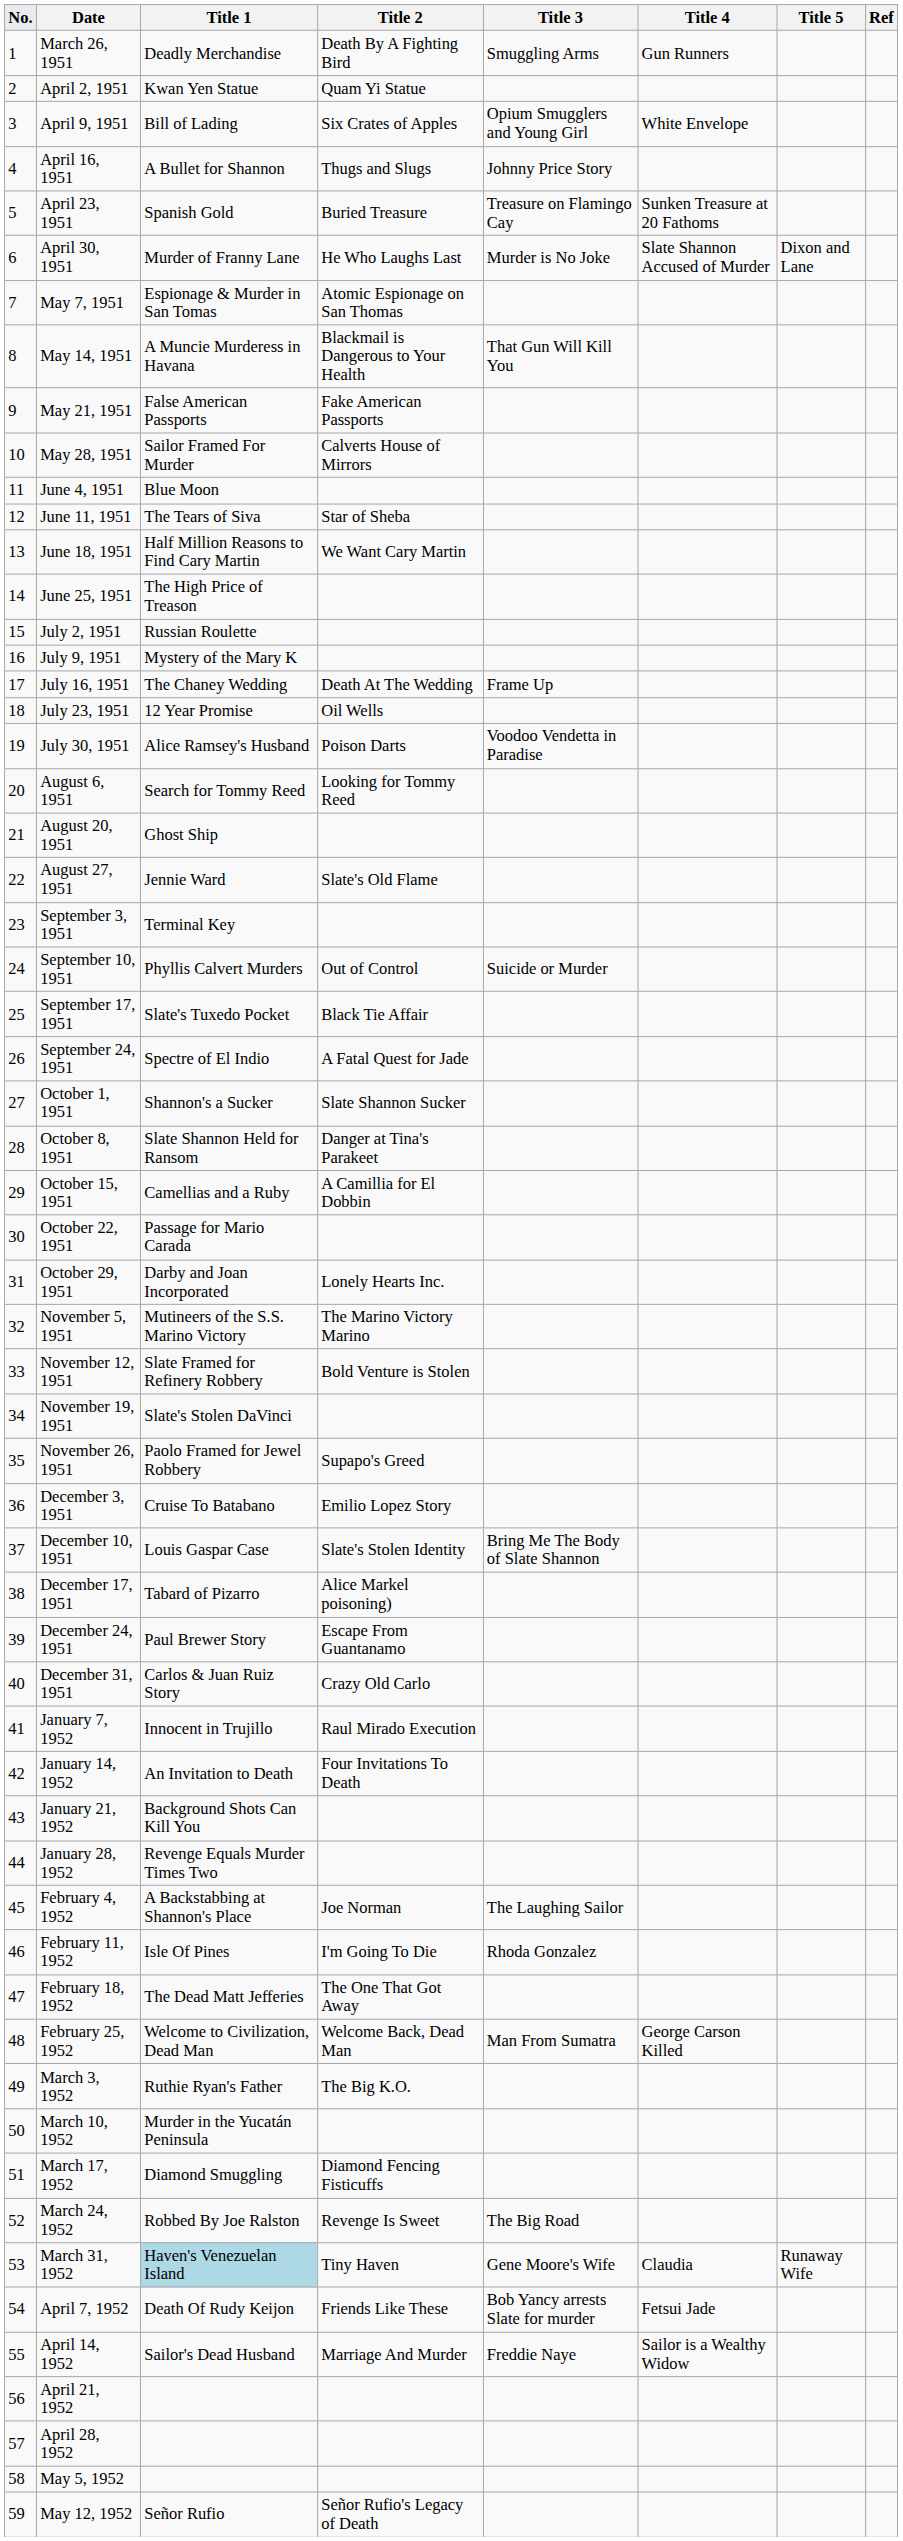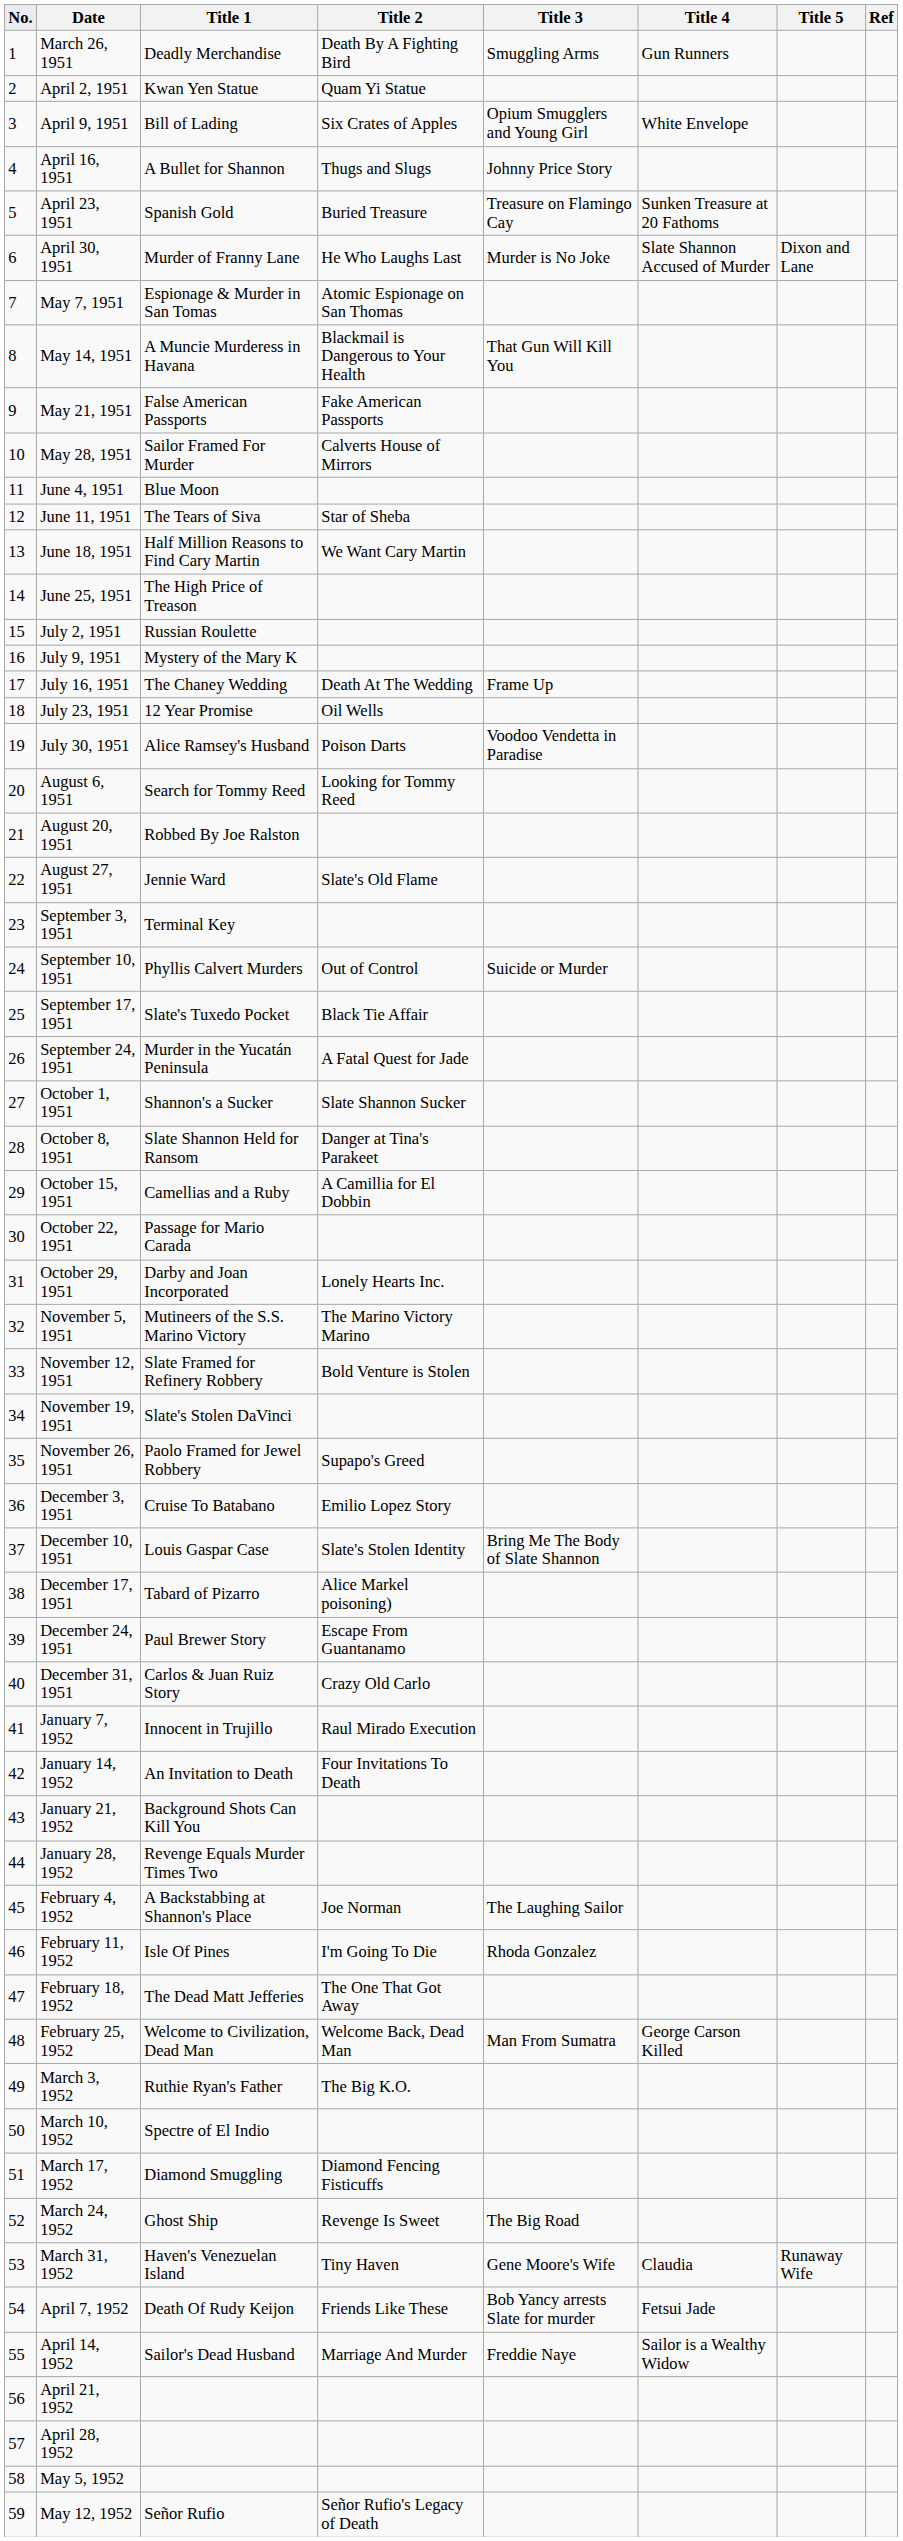(181, 835) Ghost Ship -> (222, 835) Robbed By Joe Ralston
(207, 1058) Spectre of El Indio -> (218, 1058) Murder in the Yucatán Peninsula
(218, 2130) Murder in the Yucatán Peninsula -> (207, 2130) Spectre of El Indio
(222, 2220) Robbed By Joe Ralston -> (181, 2220) Ghost Ship
(210, 2264) lightblue background -> (210, 2264) no background
